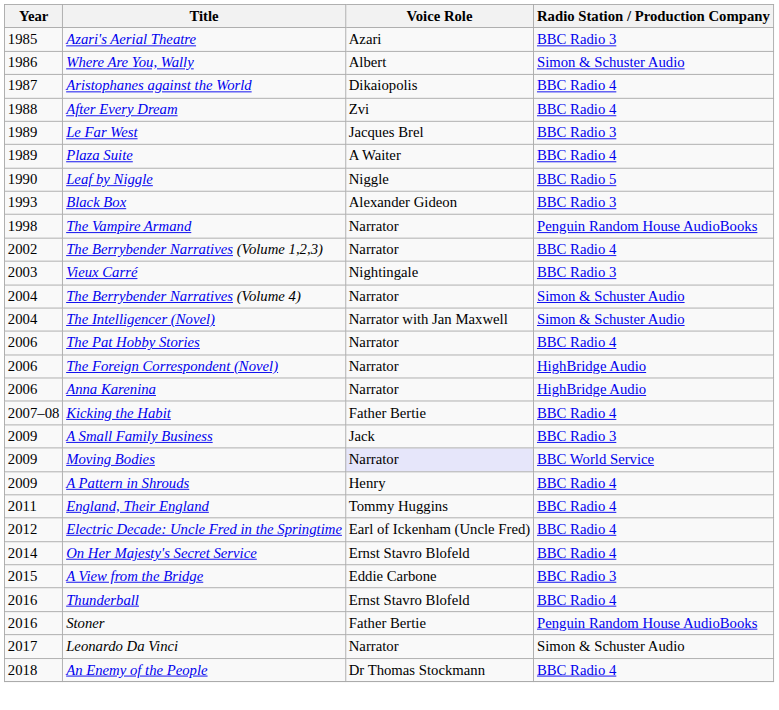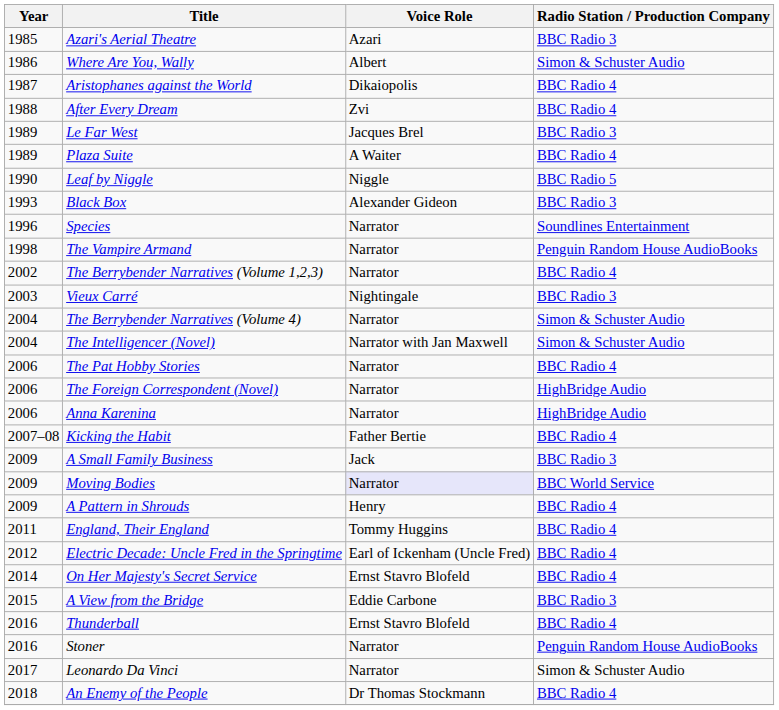+ row: (88, 226)
(387, 623) Father Bertie -> (374, 646) Narrator
